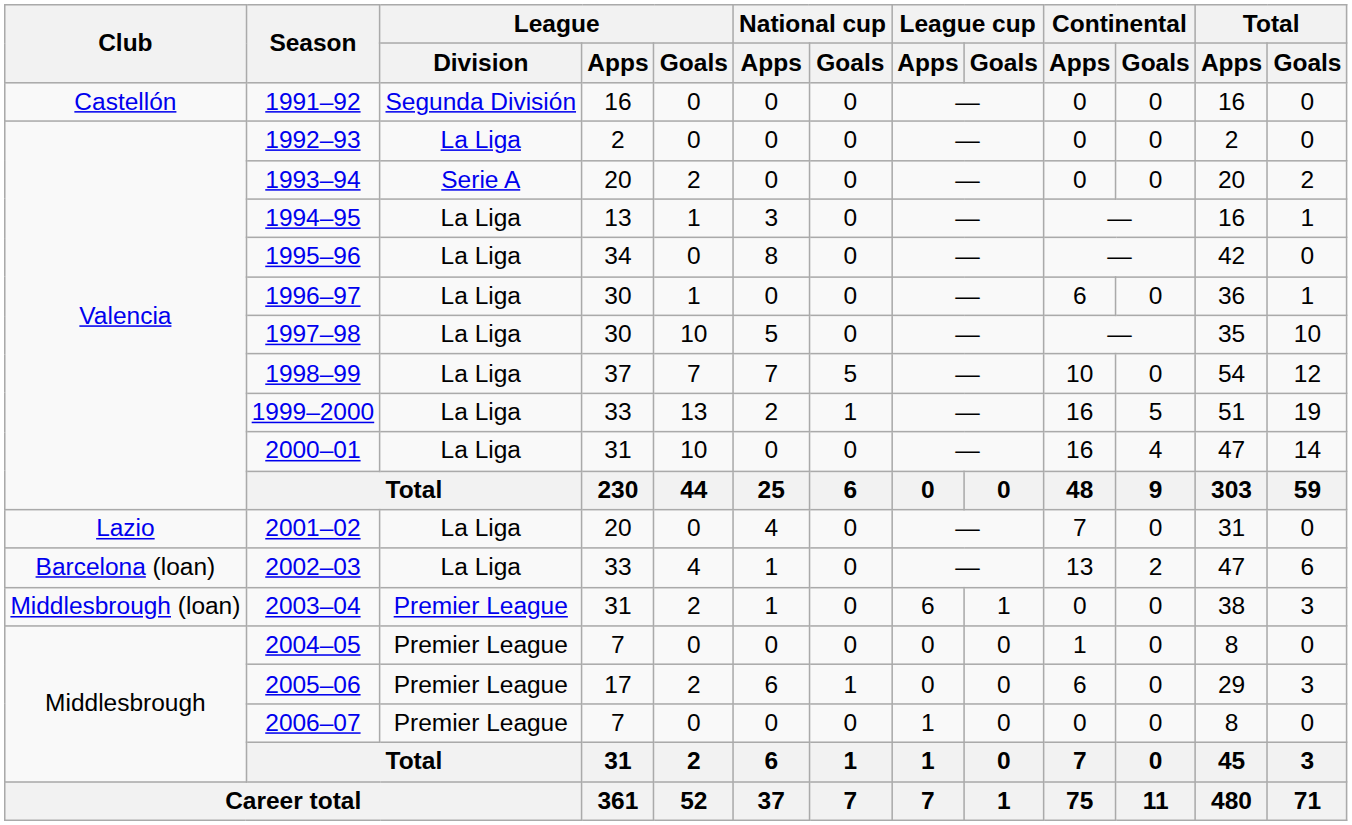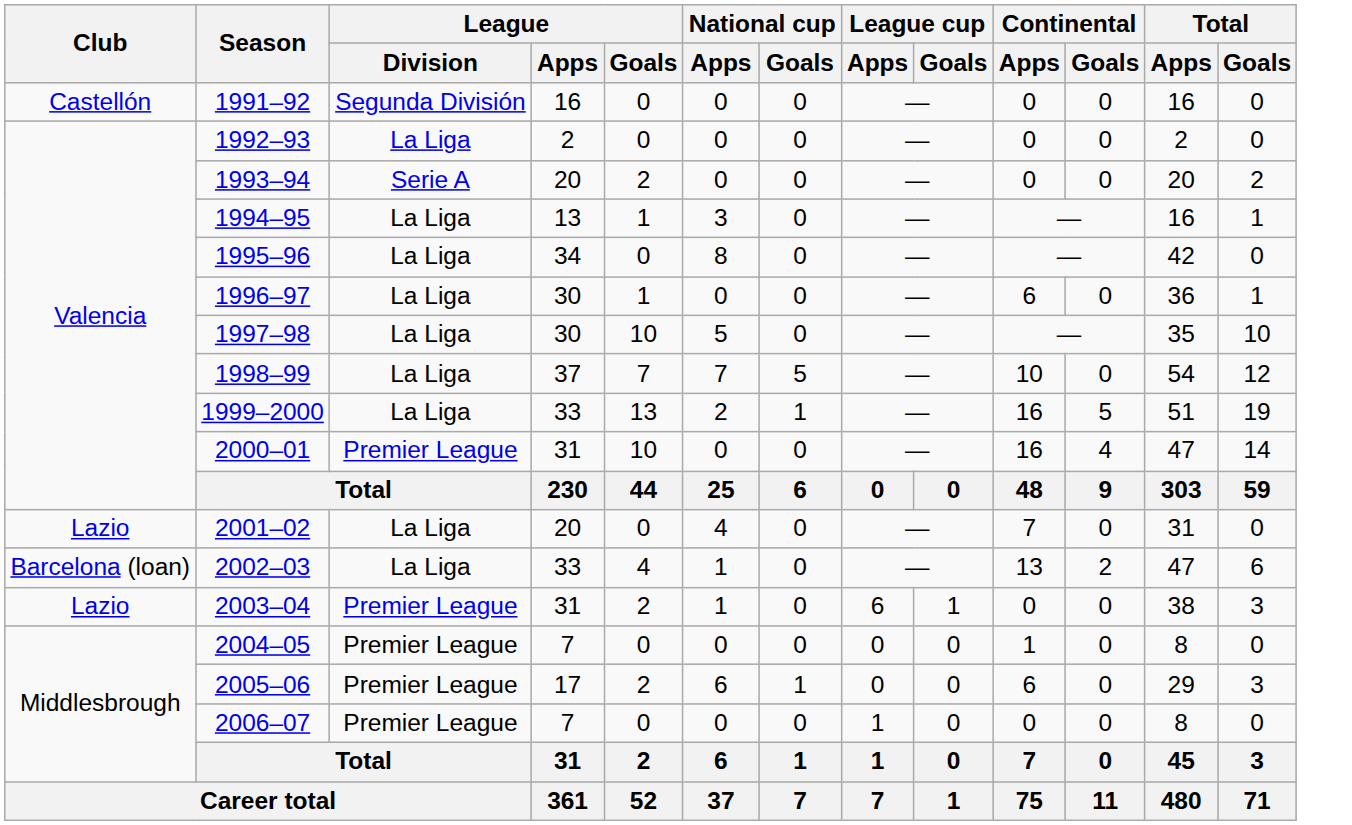(481, 450) La Liga -> (430, 450) Premier League
(125, 606) Middlesbrough (loan) -> (100, 606) Lazio
